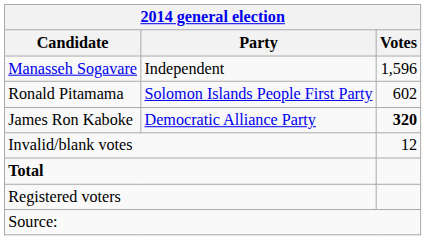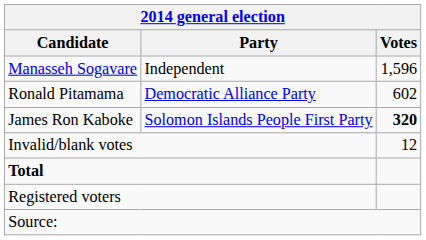(258, 94) Solomon Islands People First Party -> (230, 94) Democratic Alliance Party
(230, 119) Democratic Alliance Party -> (258, 119) Solomon Islands People First Party
